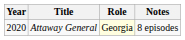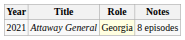(16, 27) 2020 -> (16, 27) 2021
